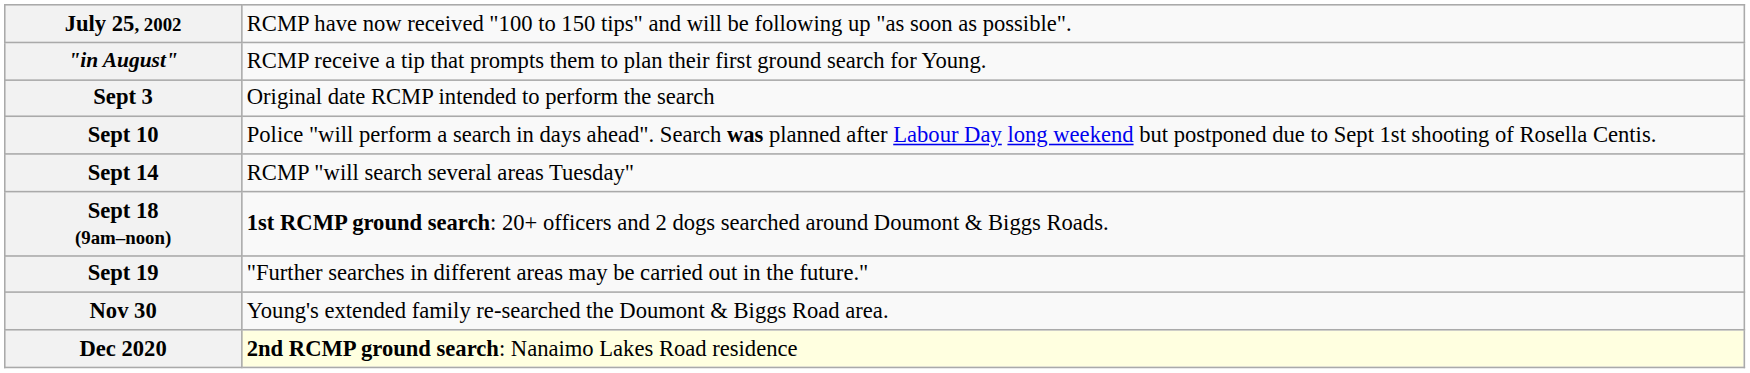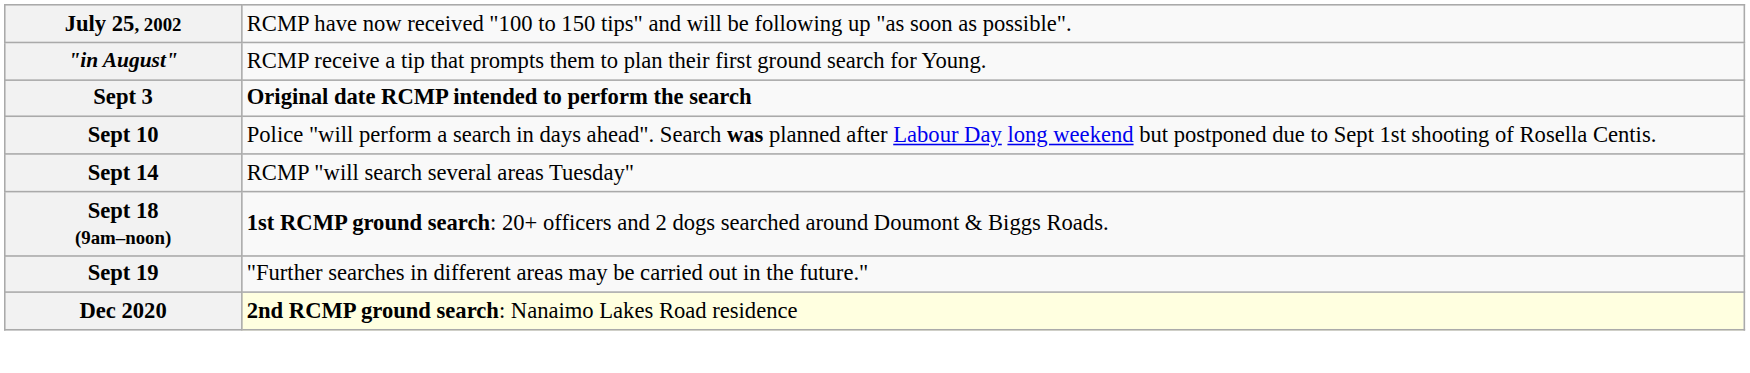(481, 98) normal -> (499, 98) bold
- row: (123, 311)
